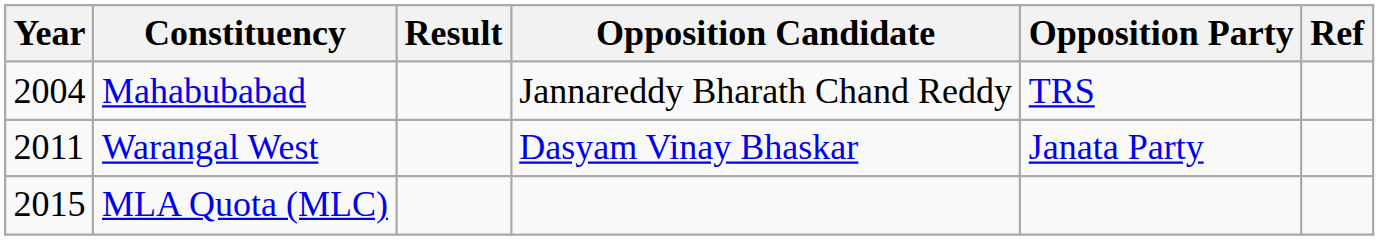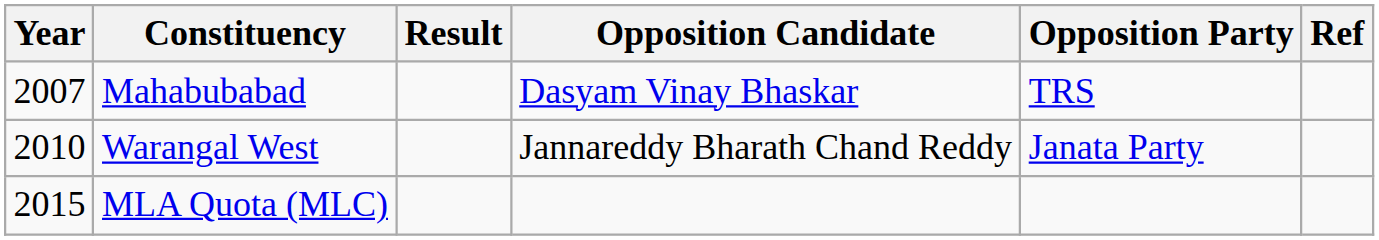(49, 90) 2004 -> (49, 90) 2007
(766, 90) Jannareddy Bharath Chand Reddy -> (689, 90) Dasyam Vinay Bhaskar
(49, 147) 2011 -> (49, 147) 2010
(689, 147) Dasyam Vinay Bhaskar -> (766, 147) Jannareddy Bharath Chand Reddy
